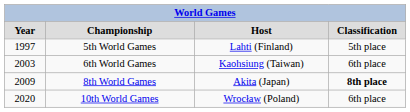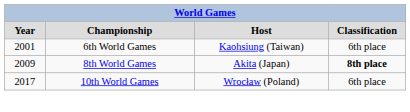- row: (120, 47)
(25, 64) 2003 -> (25, 47) 2001
(25, 98) 2020 -> (25, 81) 2017
